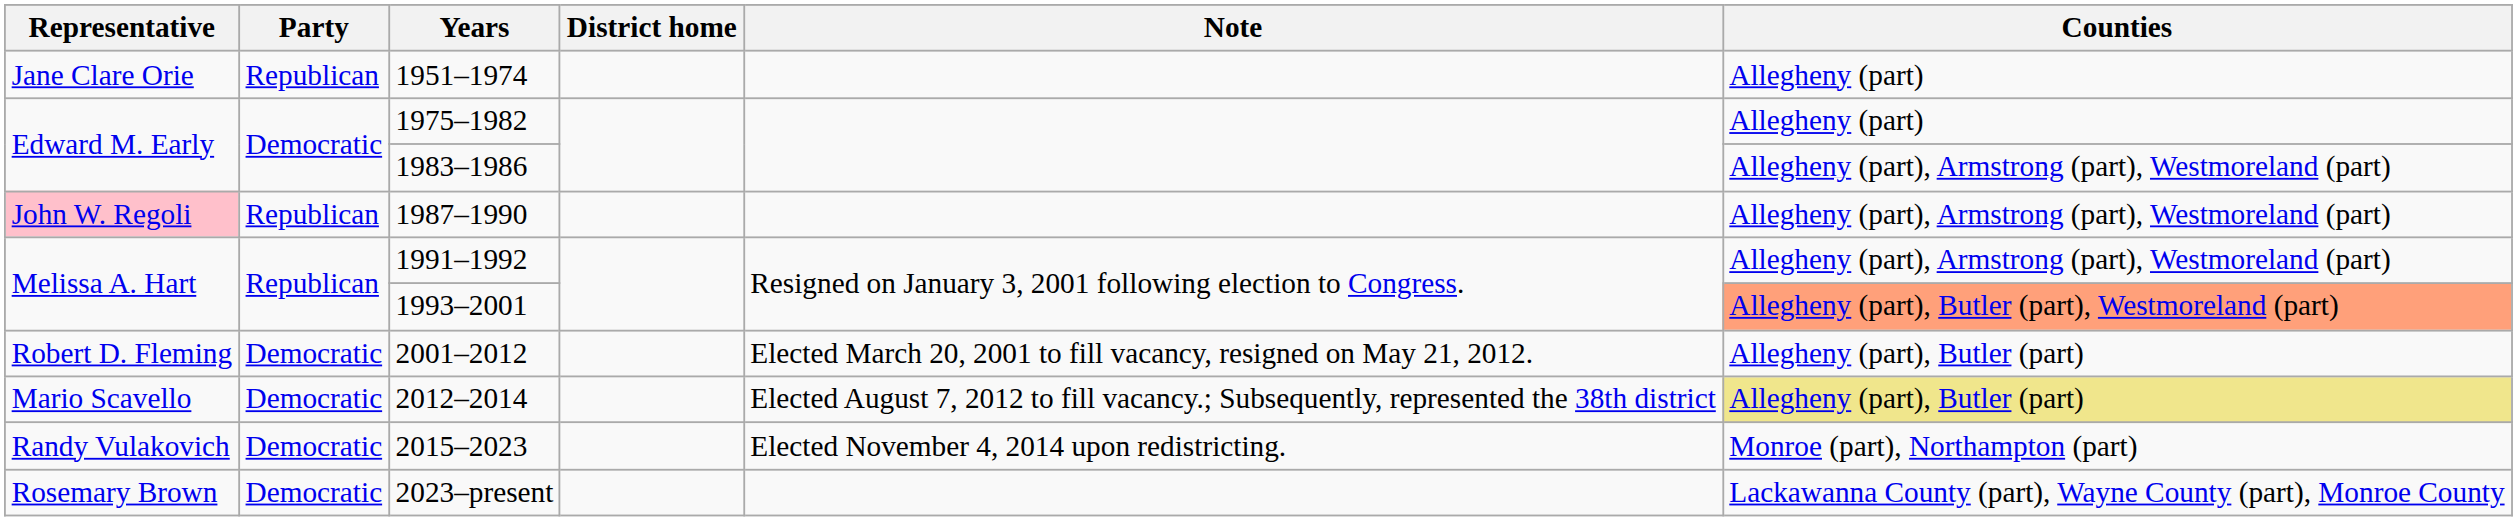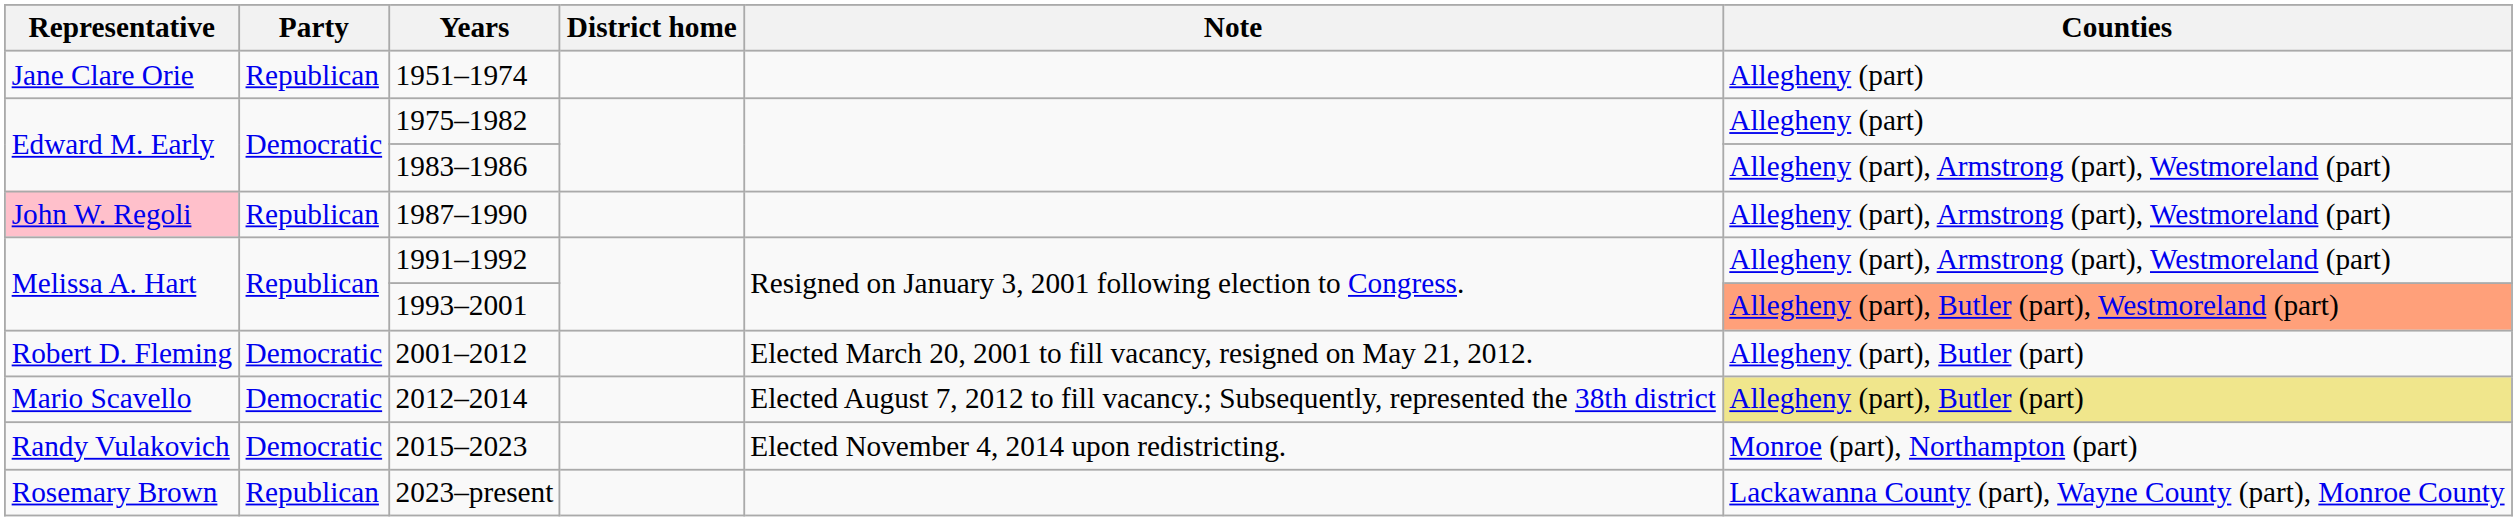(314, 492) Democratic -> (312, 492) Republican
